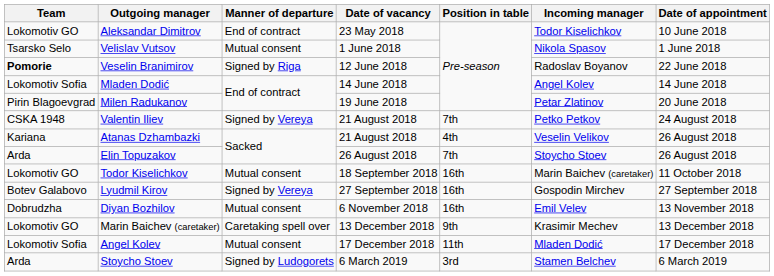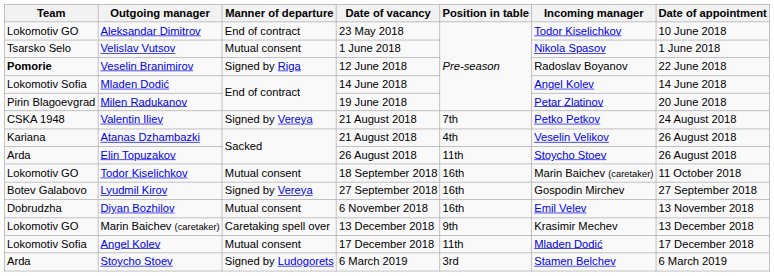(450, 155) 7th -> (453, 155) 11th
